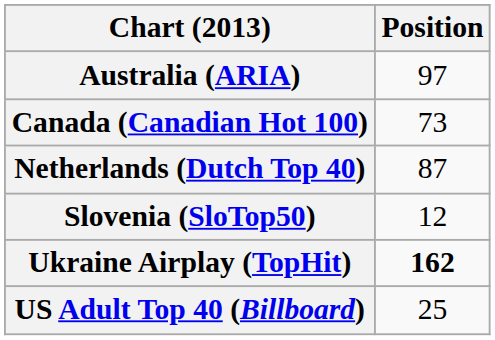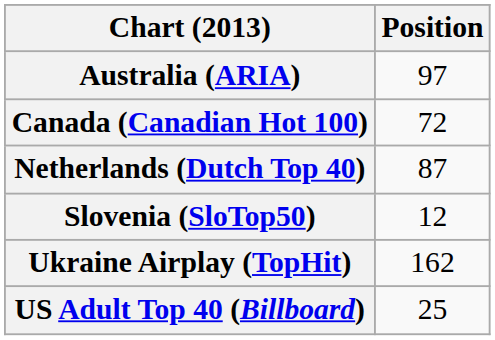(432, 121) 73 -> (432, 121) 72
(432, 262) bold -> (432, 262) normal
